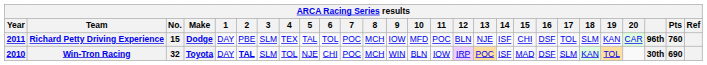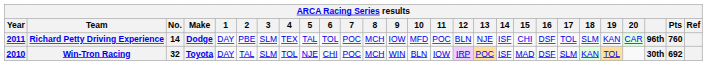(175, 39) 15 -> (175, 39) 14
(247, 54) bold -> (247, 54) normal
(675, 54) 690 -> (675, 54) 692
